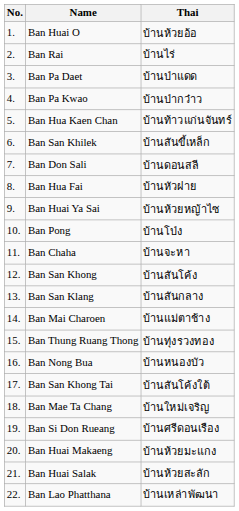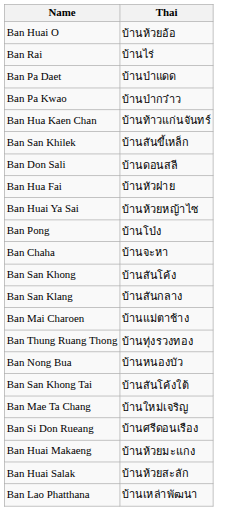- column: (15, 13)
